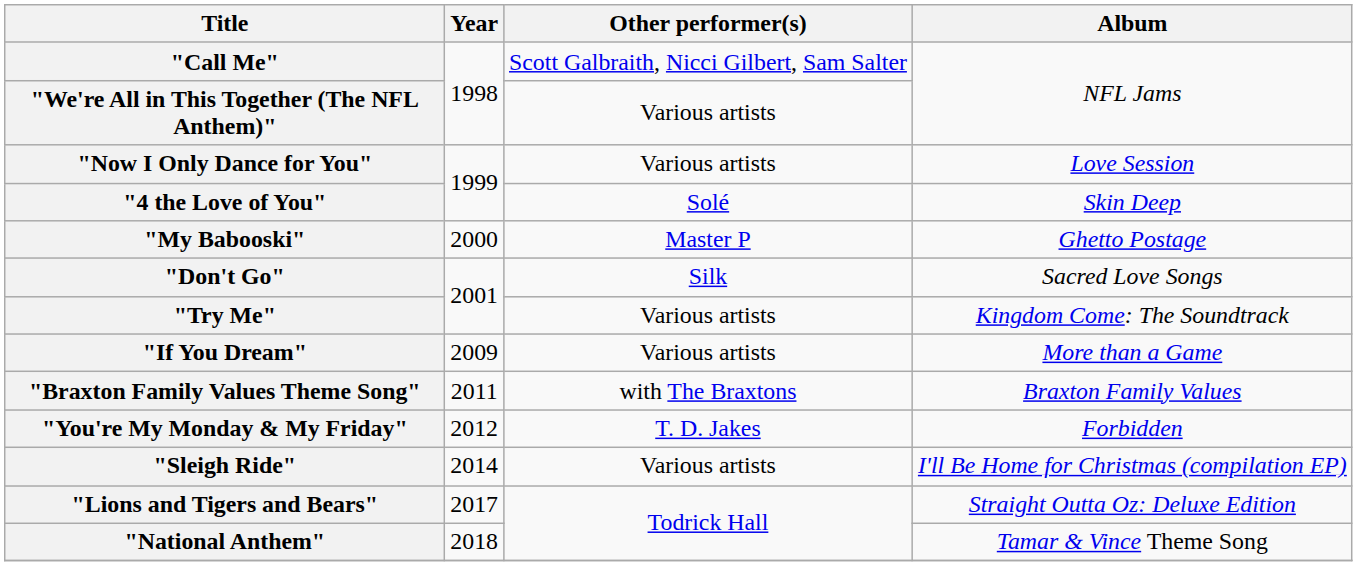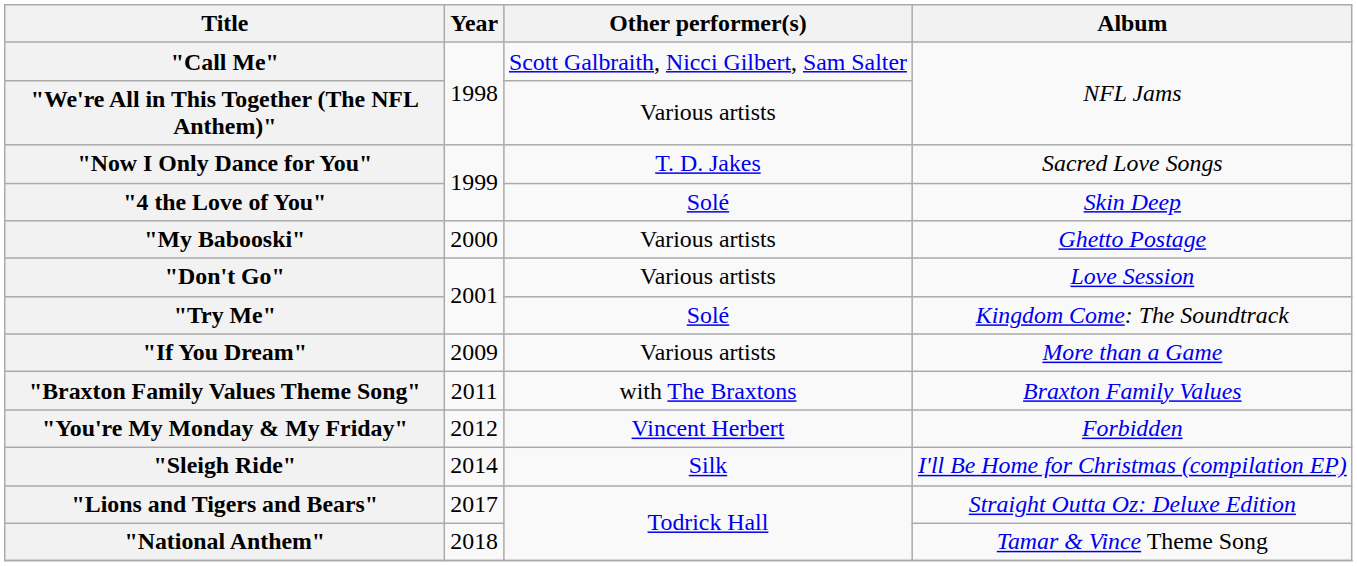(708, 163) Various artists -> (708, 163) T. D. Jakes
(1132, 163) Love Session -> (1132, 163) Sacred Love Songs
(708, 239) Master P -> (708, 239) Various artists
(708, 277) Silk -> (708, 277) Various artists
(1132, 277) Sacred Love Songs -> (1132, 277) Love Session
(708, 314) Various artists -> (708, 314) Solé
(708, 428) T. D. Jakes -> (708, 428) Vincent Herbert
(708, 466) Various artists -> (708, 466) Silk
